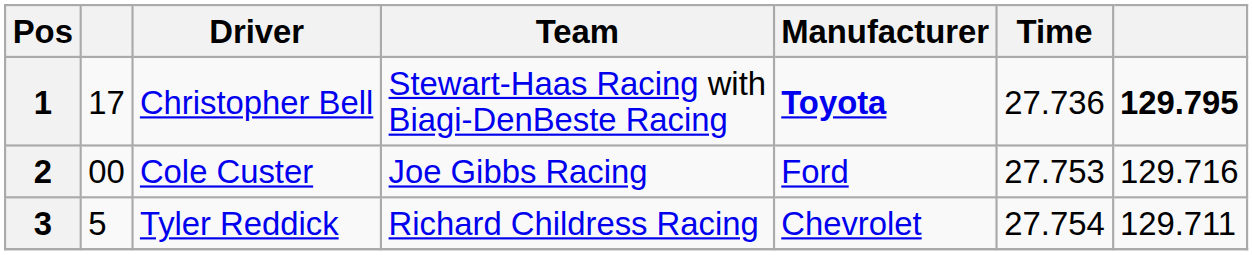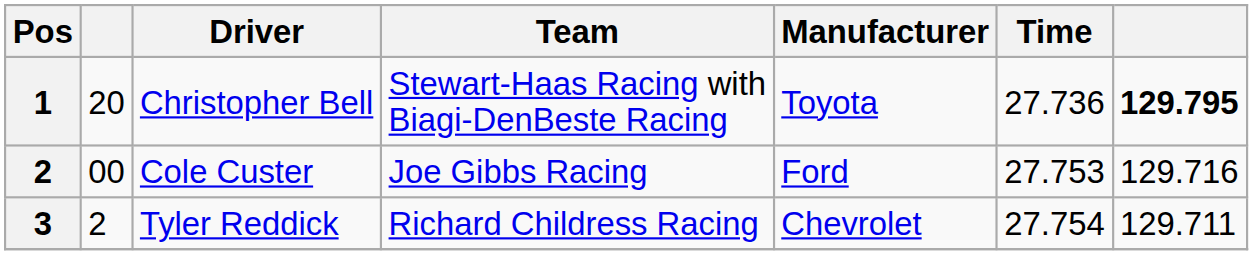(106, 102) 17 -> (106, 102) 20
(834, 102) bold -> (830, 102) normal
(97, 224) 5 -> (97, 224) 2
